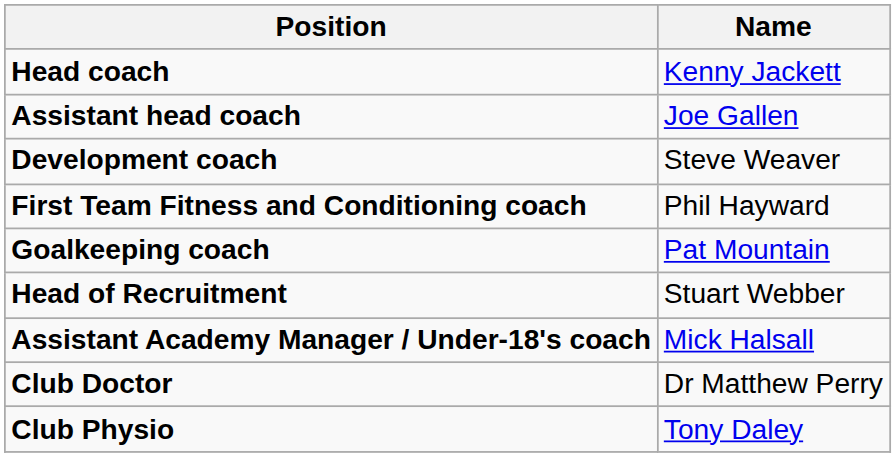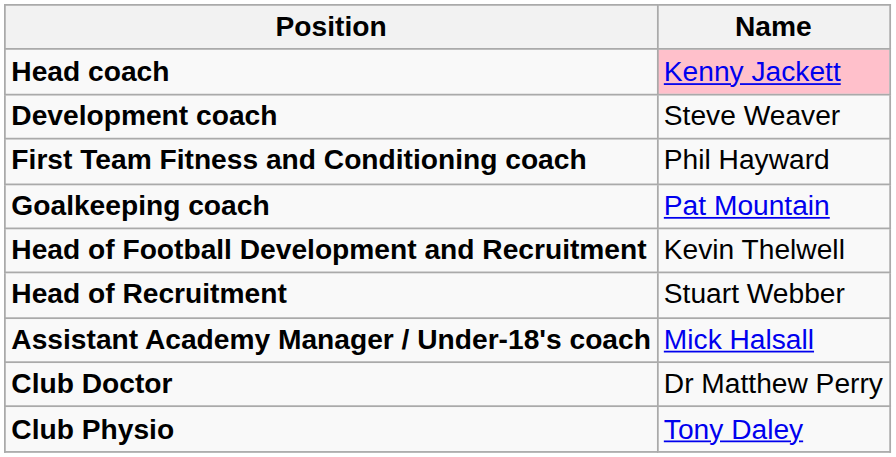(752, 71) no background -> (752, 71) pink background
- row: (156, 116)
+ row: (329, 250)
